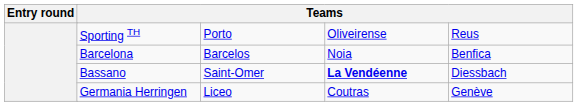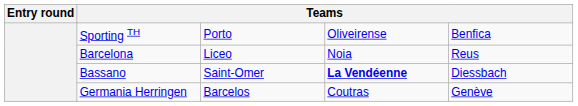(465, 34) Reus -> (471, 34) Benfica
(227, 54) Barcelos -> (218, 54) Liceo
(471, 54) Benfica -> (465, 54) Reus
(218, 92) Liceo -> (227, 92) Barcelos
